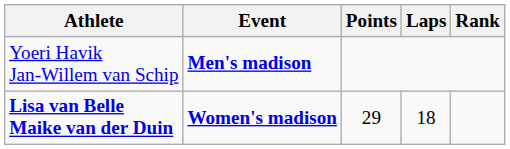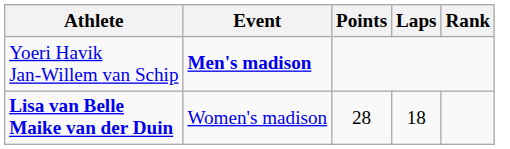(262, 117) bold -> (257, 117) normal
(371, 117) 29 -> (362, 117) 28
